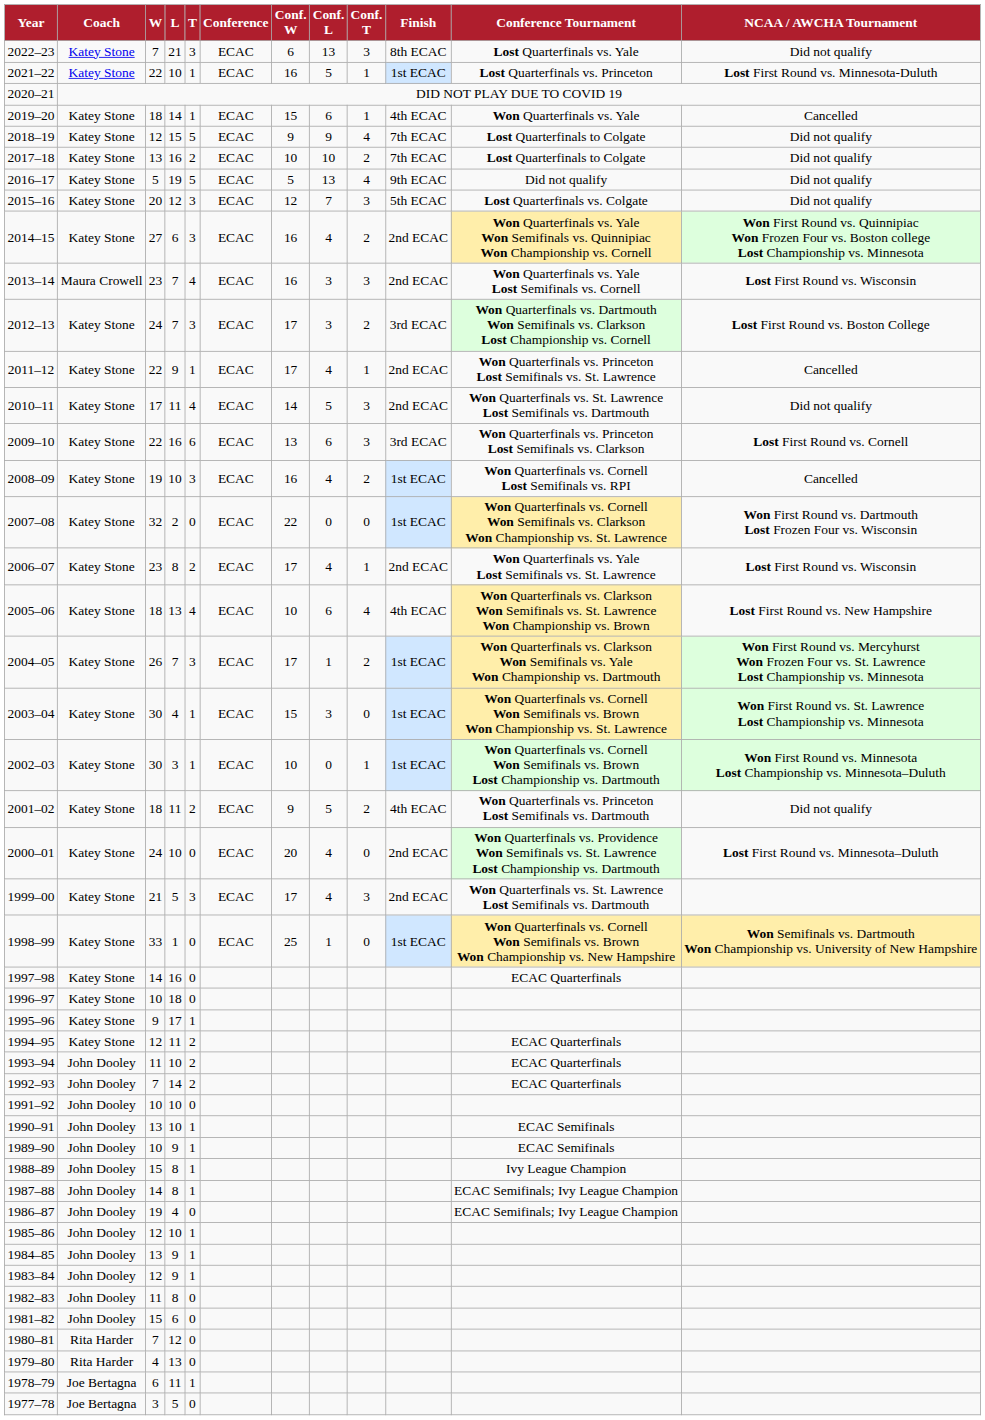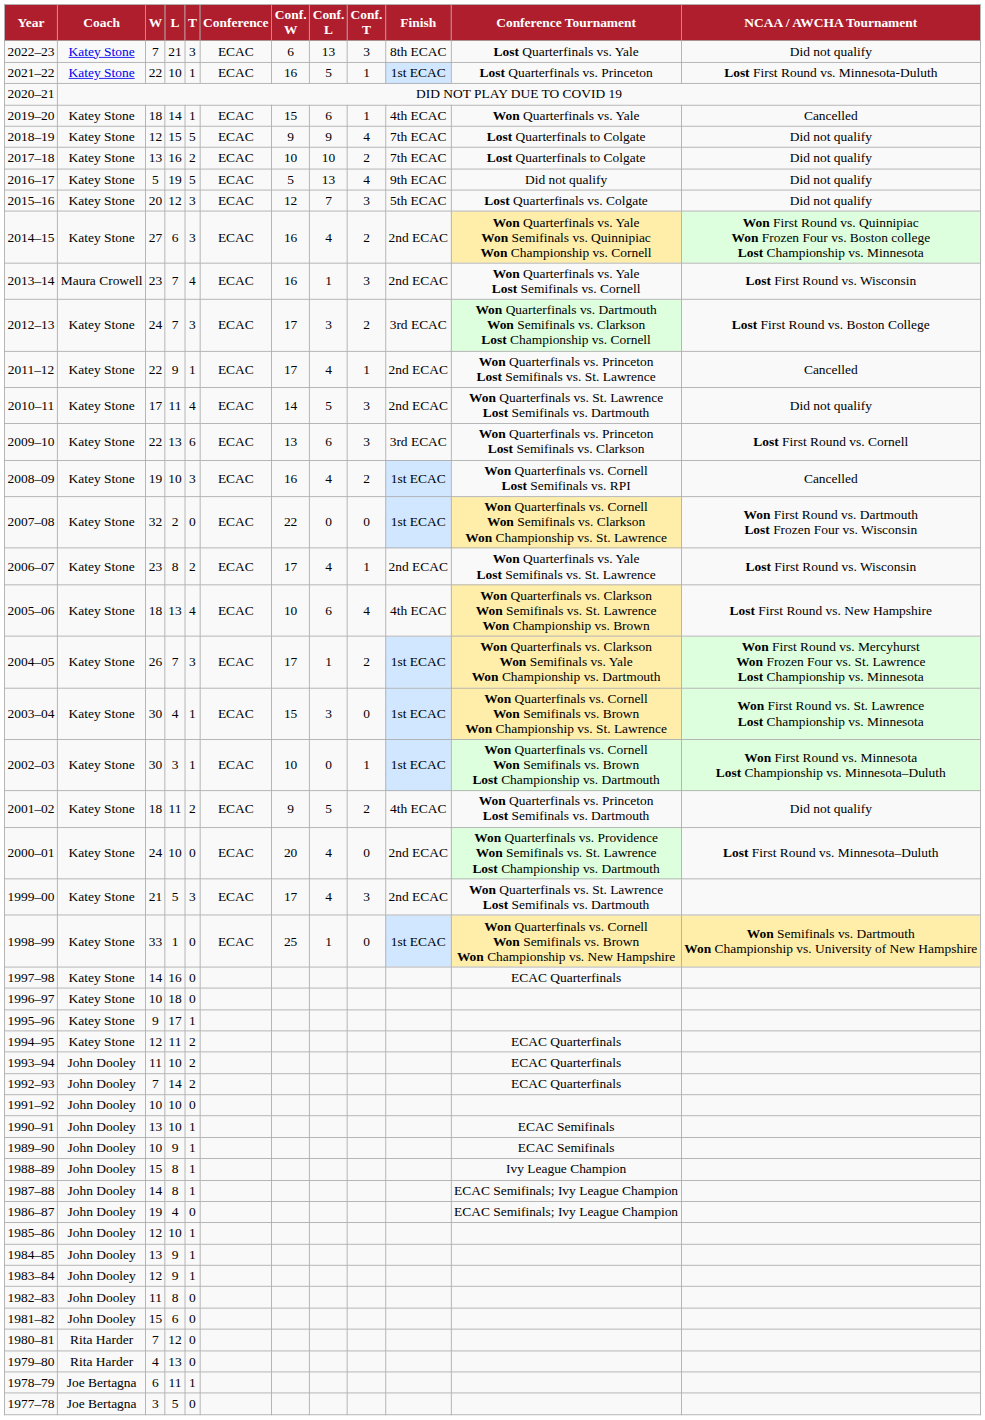(329, 281) 3 -> (329, 281) 1
(175, 442) 16 -> (175, 442) 13
